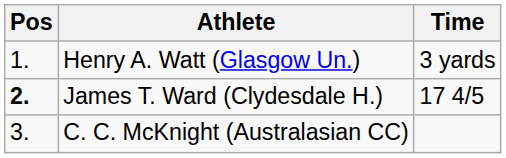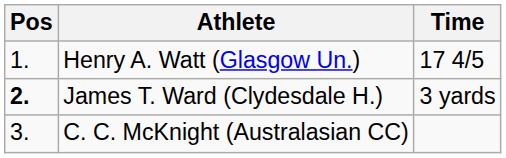(458, 59) 3 yards -> (452, 59) 17 4/5
(452, 96) 17 4/5 -> (458, 96) 3 yards
